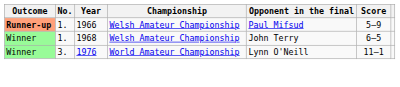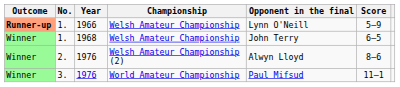(276, 25) Paul Mifsud -> (279, 25) Lynn O'Neill
+ row: (62, 57)
(279, 52) Lynn O'Neill -> (276, 75) Paul Mifsud
